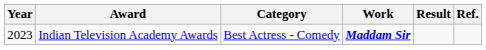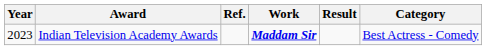columns swapped: (282, 14) <-> (468, 14)
